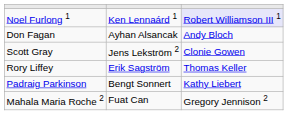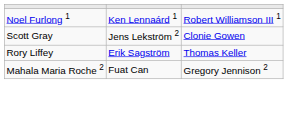(232, 18) lavender background -> (232, 18) no background
- row: (31, 34)
- row: (46, 83)
